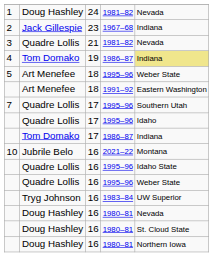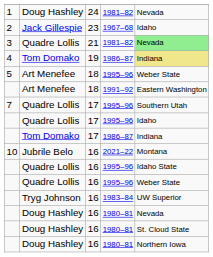(150, 28) Indiana -> (147, 28) Idaho
(150, 43) no background -> (150, 43) lightgreen background
